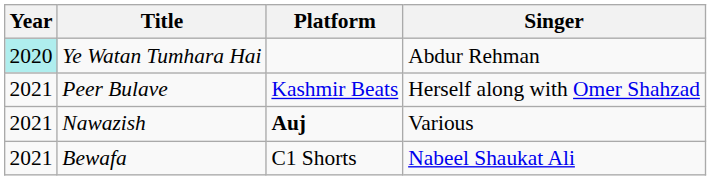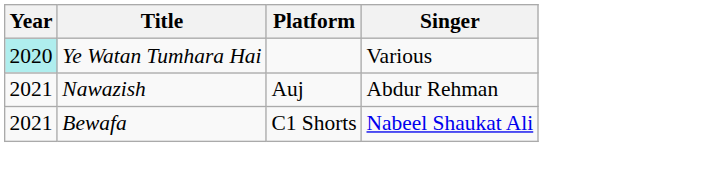(474, 55) Abdur Rehman -> (399, 55) Various
- row: (115, 89)
(289, 123) bold -> (288, 89) normal
(441, 123) Various -> (432, 89) Abdur Rehman
